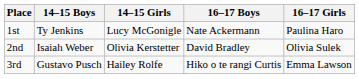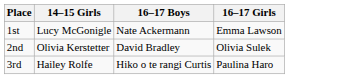- column: (69, 13)
(315, 30) Paulina Haro -> (249, 30) Emma Lawson
(319, 64) Emma Lawson -> (245, 64) Paulina Haro
